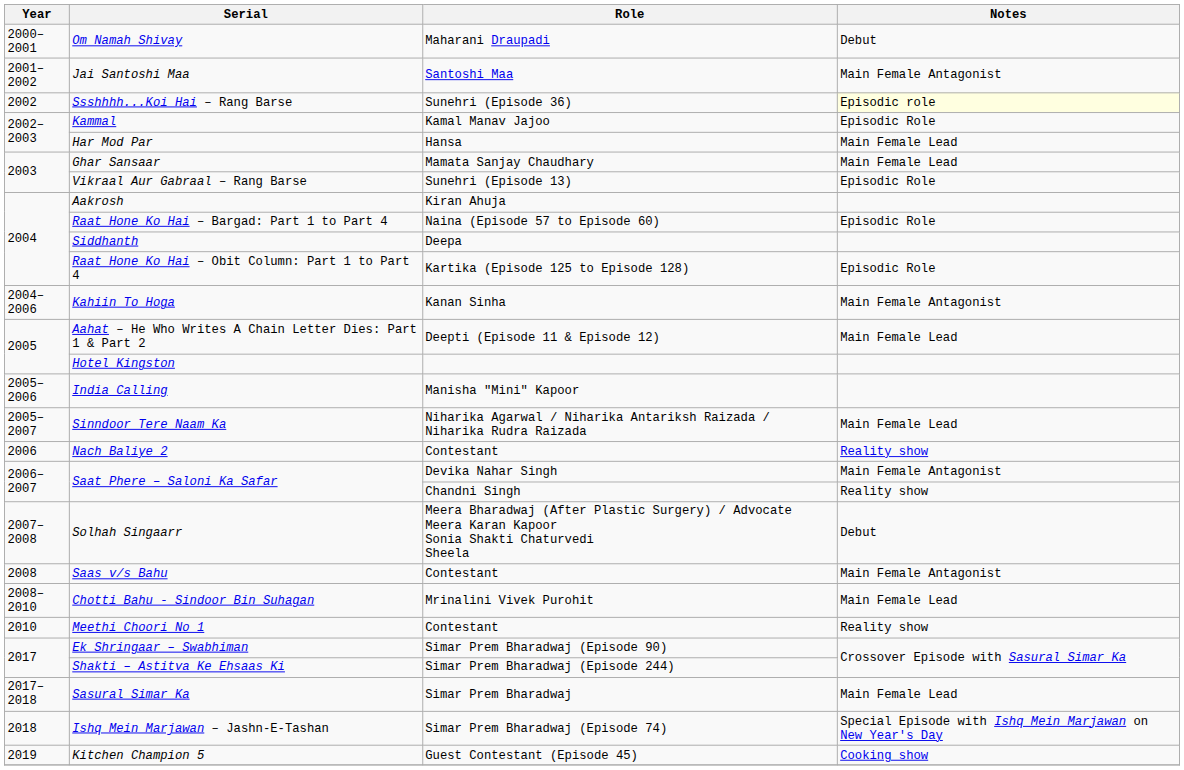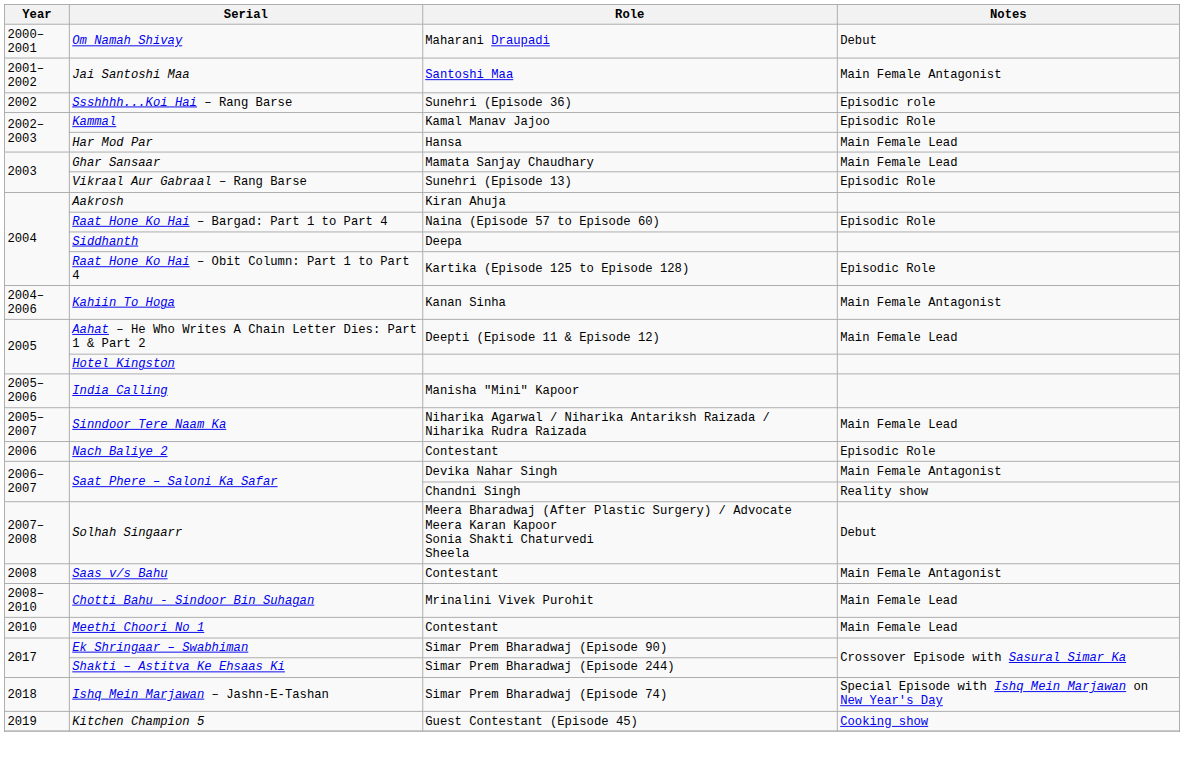(888, 102) lightyellow background -> (888, 102) no background
(884, 452) Reality show -> (888, 452) Episodic Role
(884, 628) Reality show -> (899, 628) Main Female Lead
- row: (131, 694)
